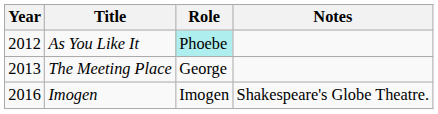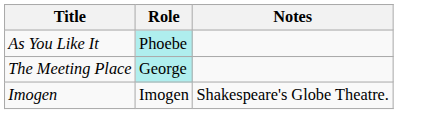- column: (25, 17)
(203, 69) no background -> (163, 69) paleturquoise background
